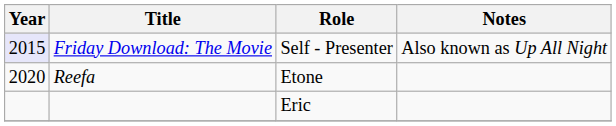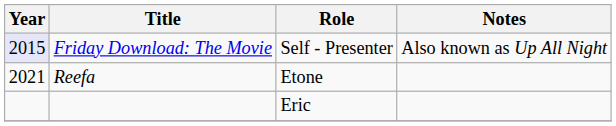(27, 76) 2020 -> (27, 76) 2021
